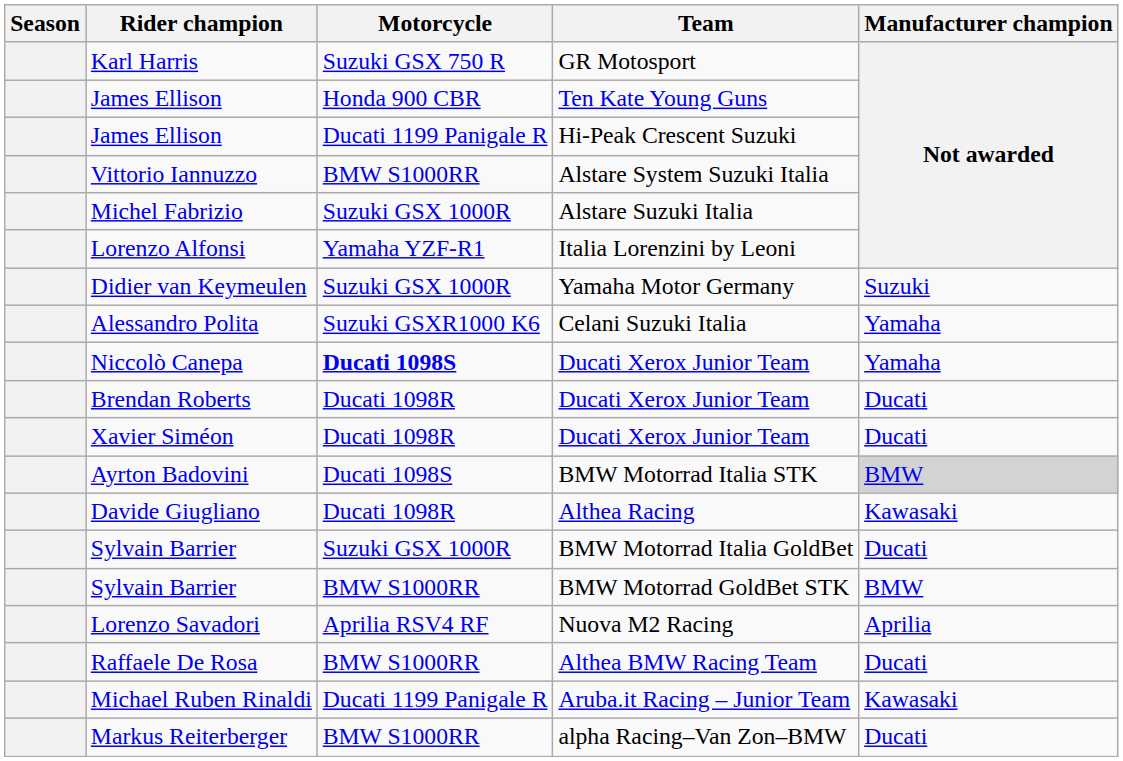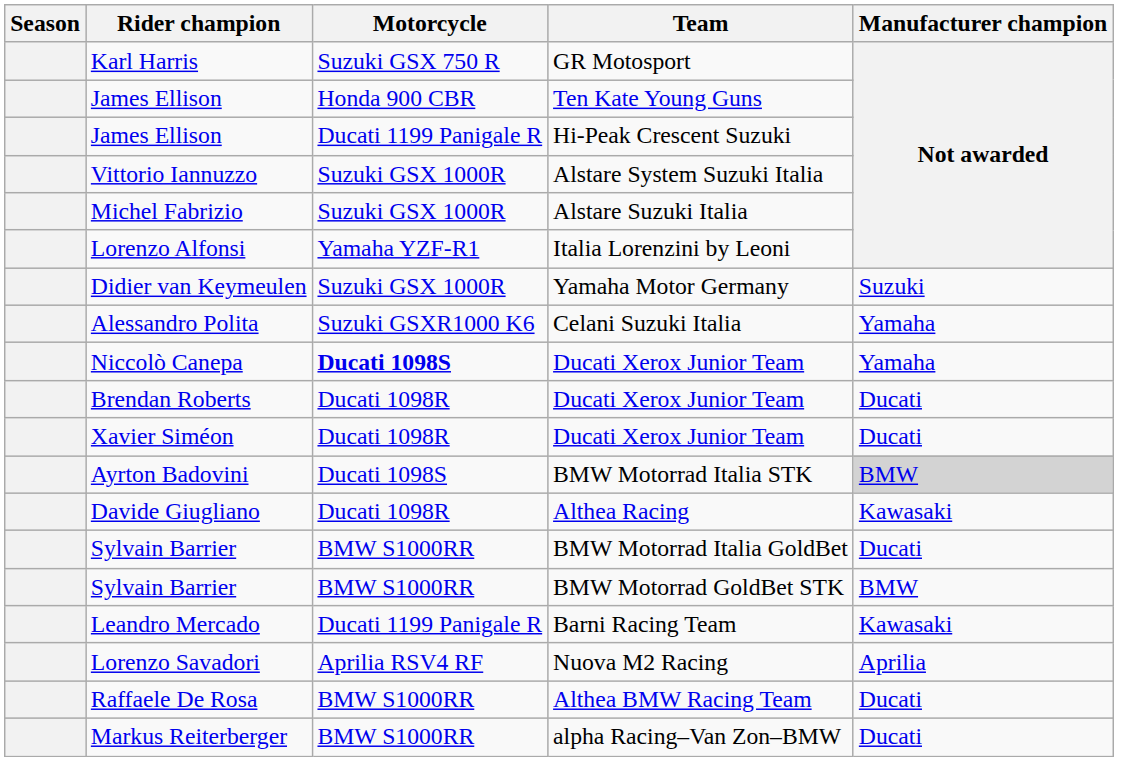(401, 173) BMW S1000RR -> (412, 173) Suzuki GSX 1000R
(417, 549) Suzuki GSX 1000R -> (396, 549) BMW S1000RR
+ row: (175, 624)
- row: (201, 699)
